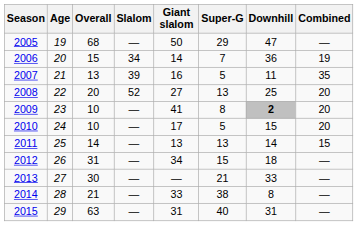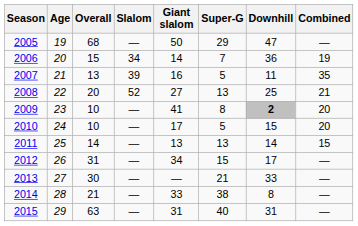(324, 93) 20 -> (324, 93) 21
(271, 161) 18 -> (271, 161) 17
